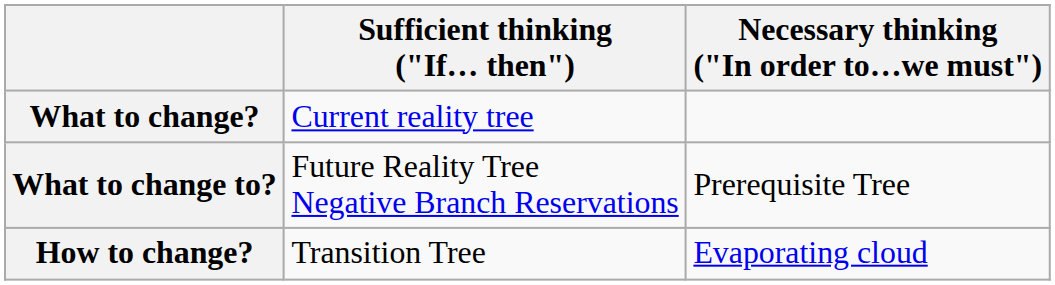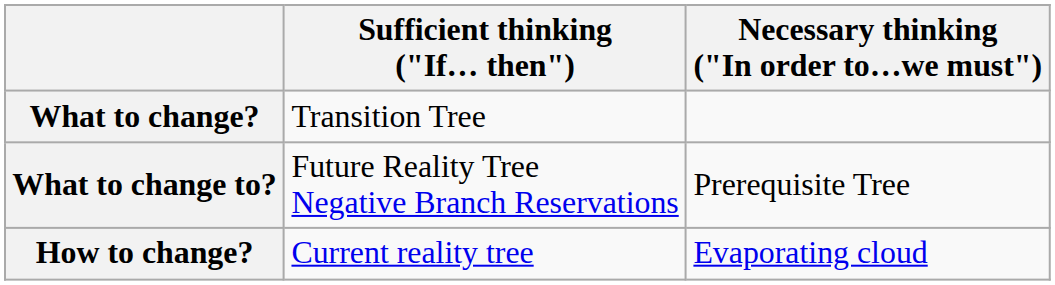(413, 116) Current reality tree -> (389, 116) Transition Tree
(389, 252) Transition Tree -> (413, 252) Current reality tree
